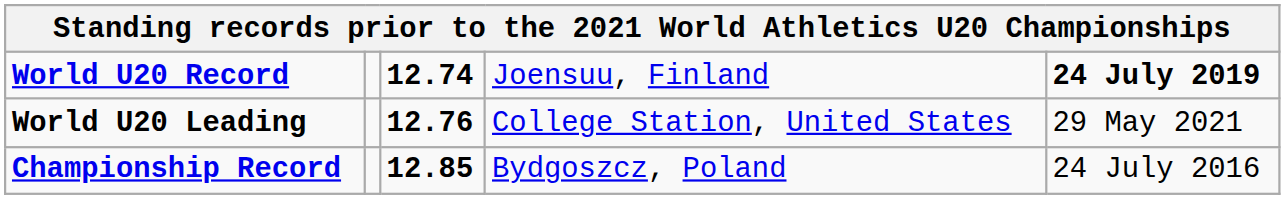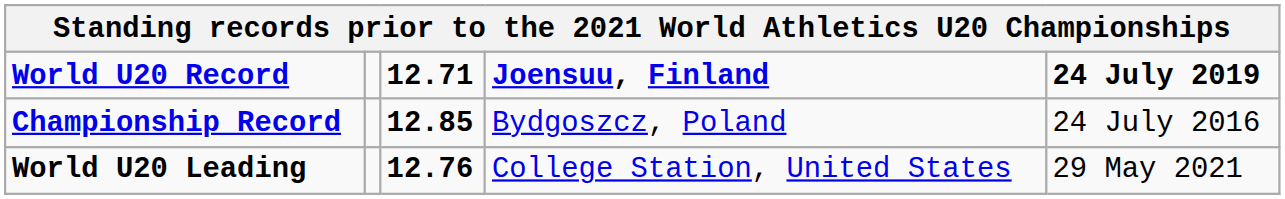(430, 76) 12.74 -> (430, 76) 12.71
(631, 76) normal -> (631, 76) bold
rows swapped: (177, 170) <-> (159, 123)
